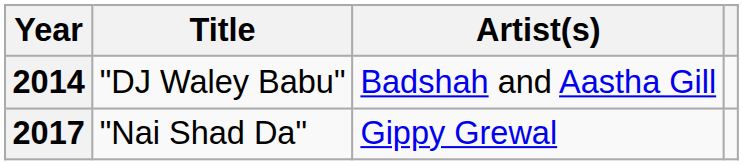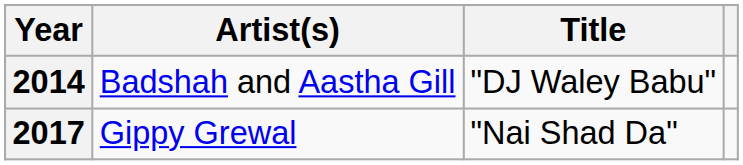columns swapped: (223, 30) <-> (538, 30)
